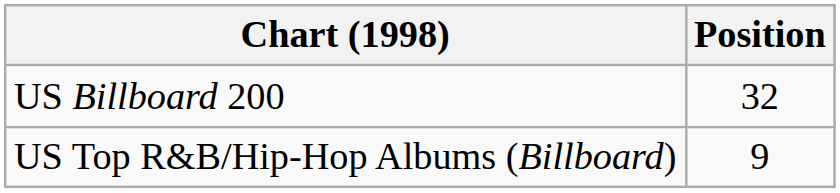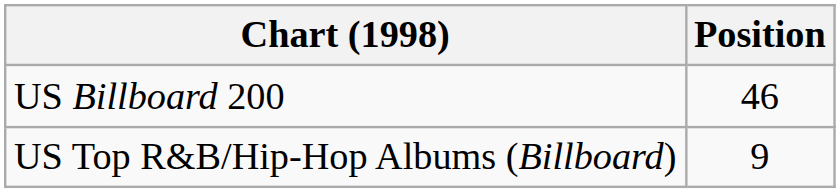(760, 95) 32 -> (760, 95) 46
